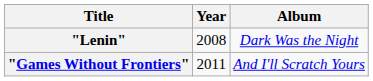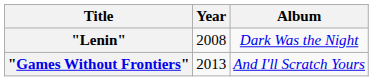(211, 64) 2011 -> (211, 64) 2013
